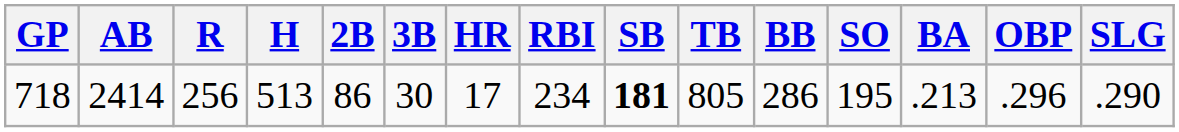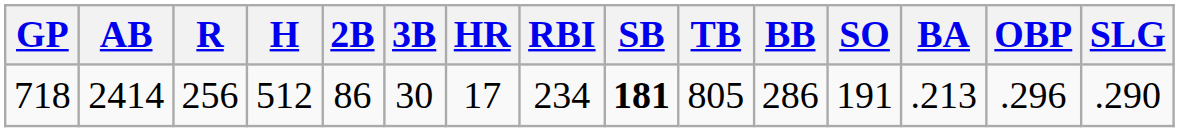(284, 94) 513 -> (284, 94) 512
(865, 94) 195 -> (865, 94) 191
